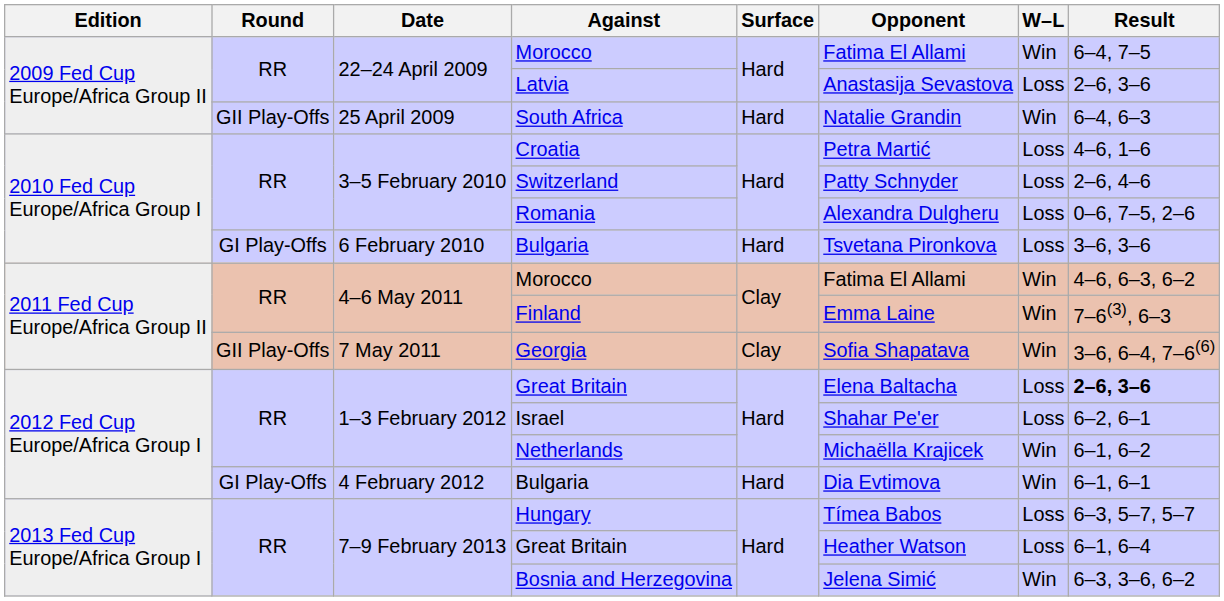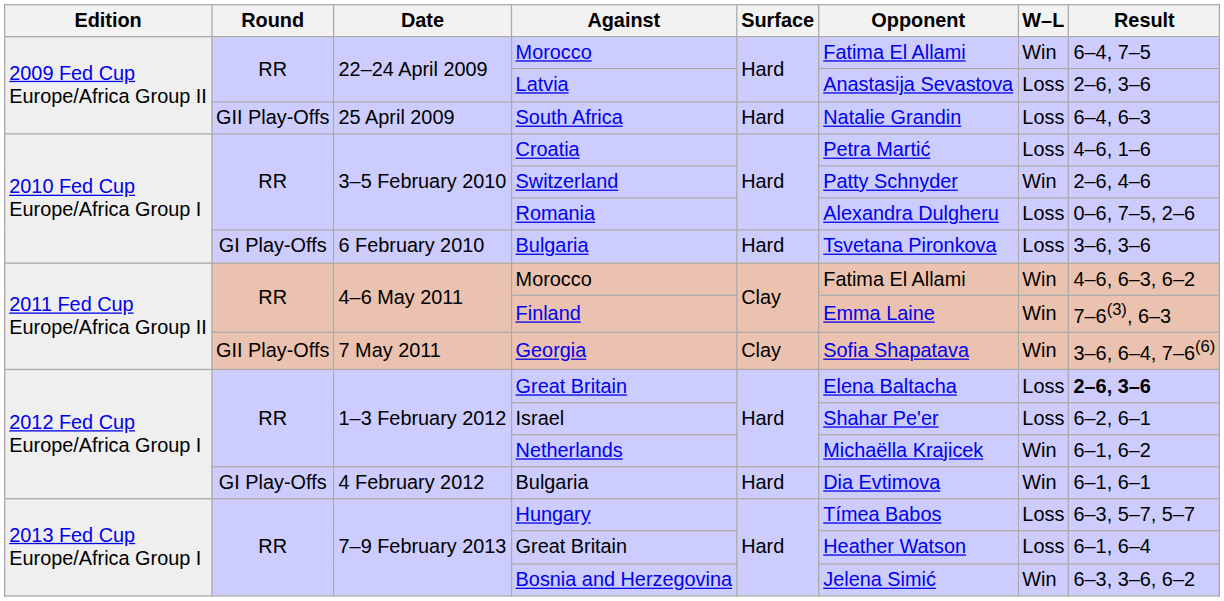(1039, 116) Win -> (1043, 116) Loss
(1043, 181) Loss -> (1039, 181) Win
